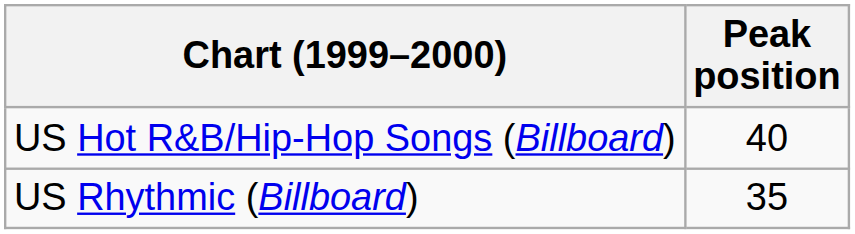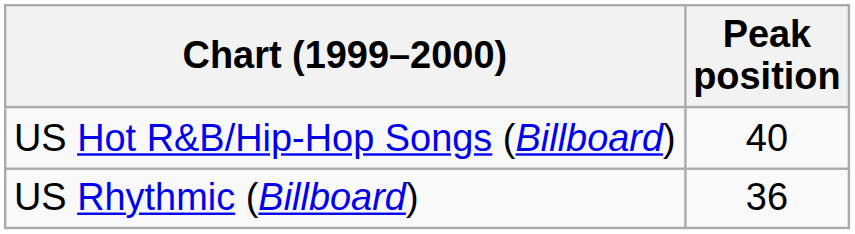(767, 197) 35 -> (767, 197) 36
